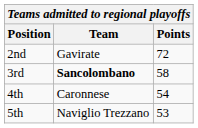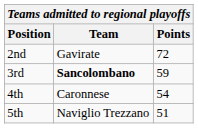(163, 73) 58 -> (163, 73) 59
(163, 113) 53 -> (163, 113) 51
